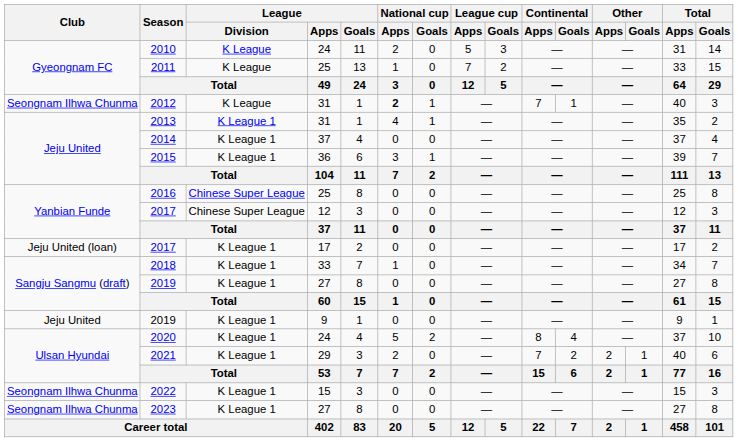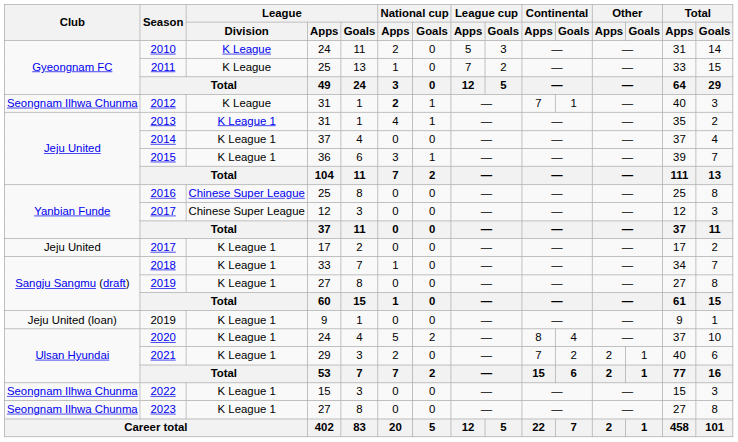(72, 247) Jeju United (loan) -> (72, 247) Jeju United
(72, 319) Jeju United -> (72, 319) Jeju United (loan)
